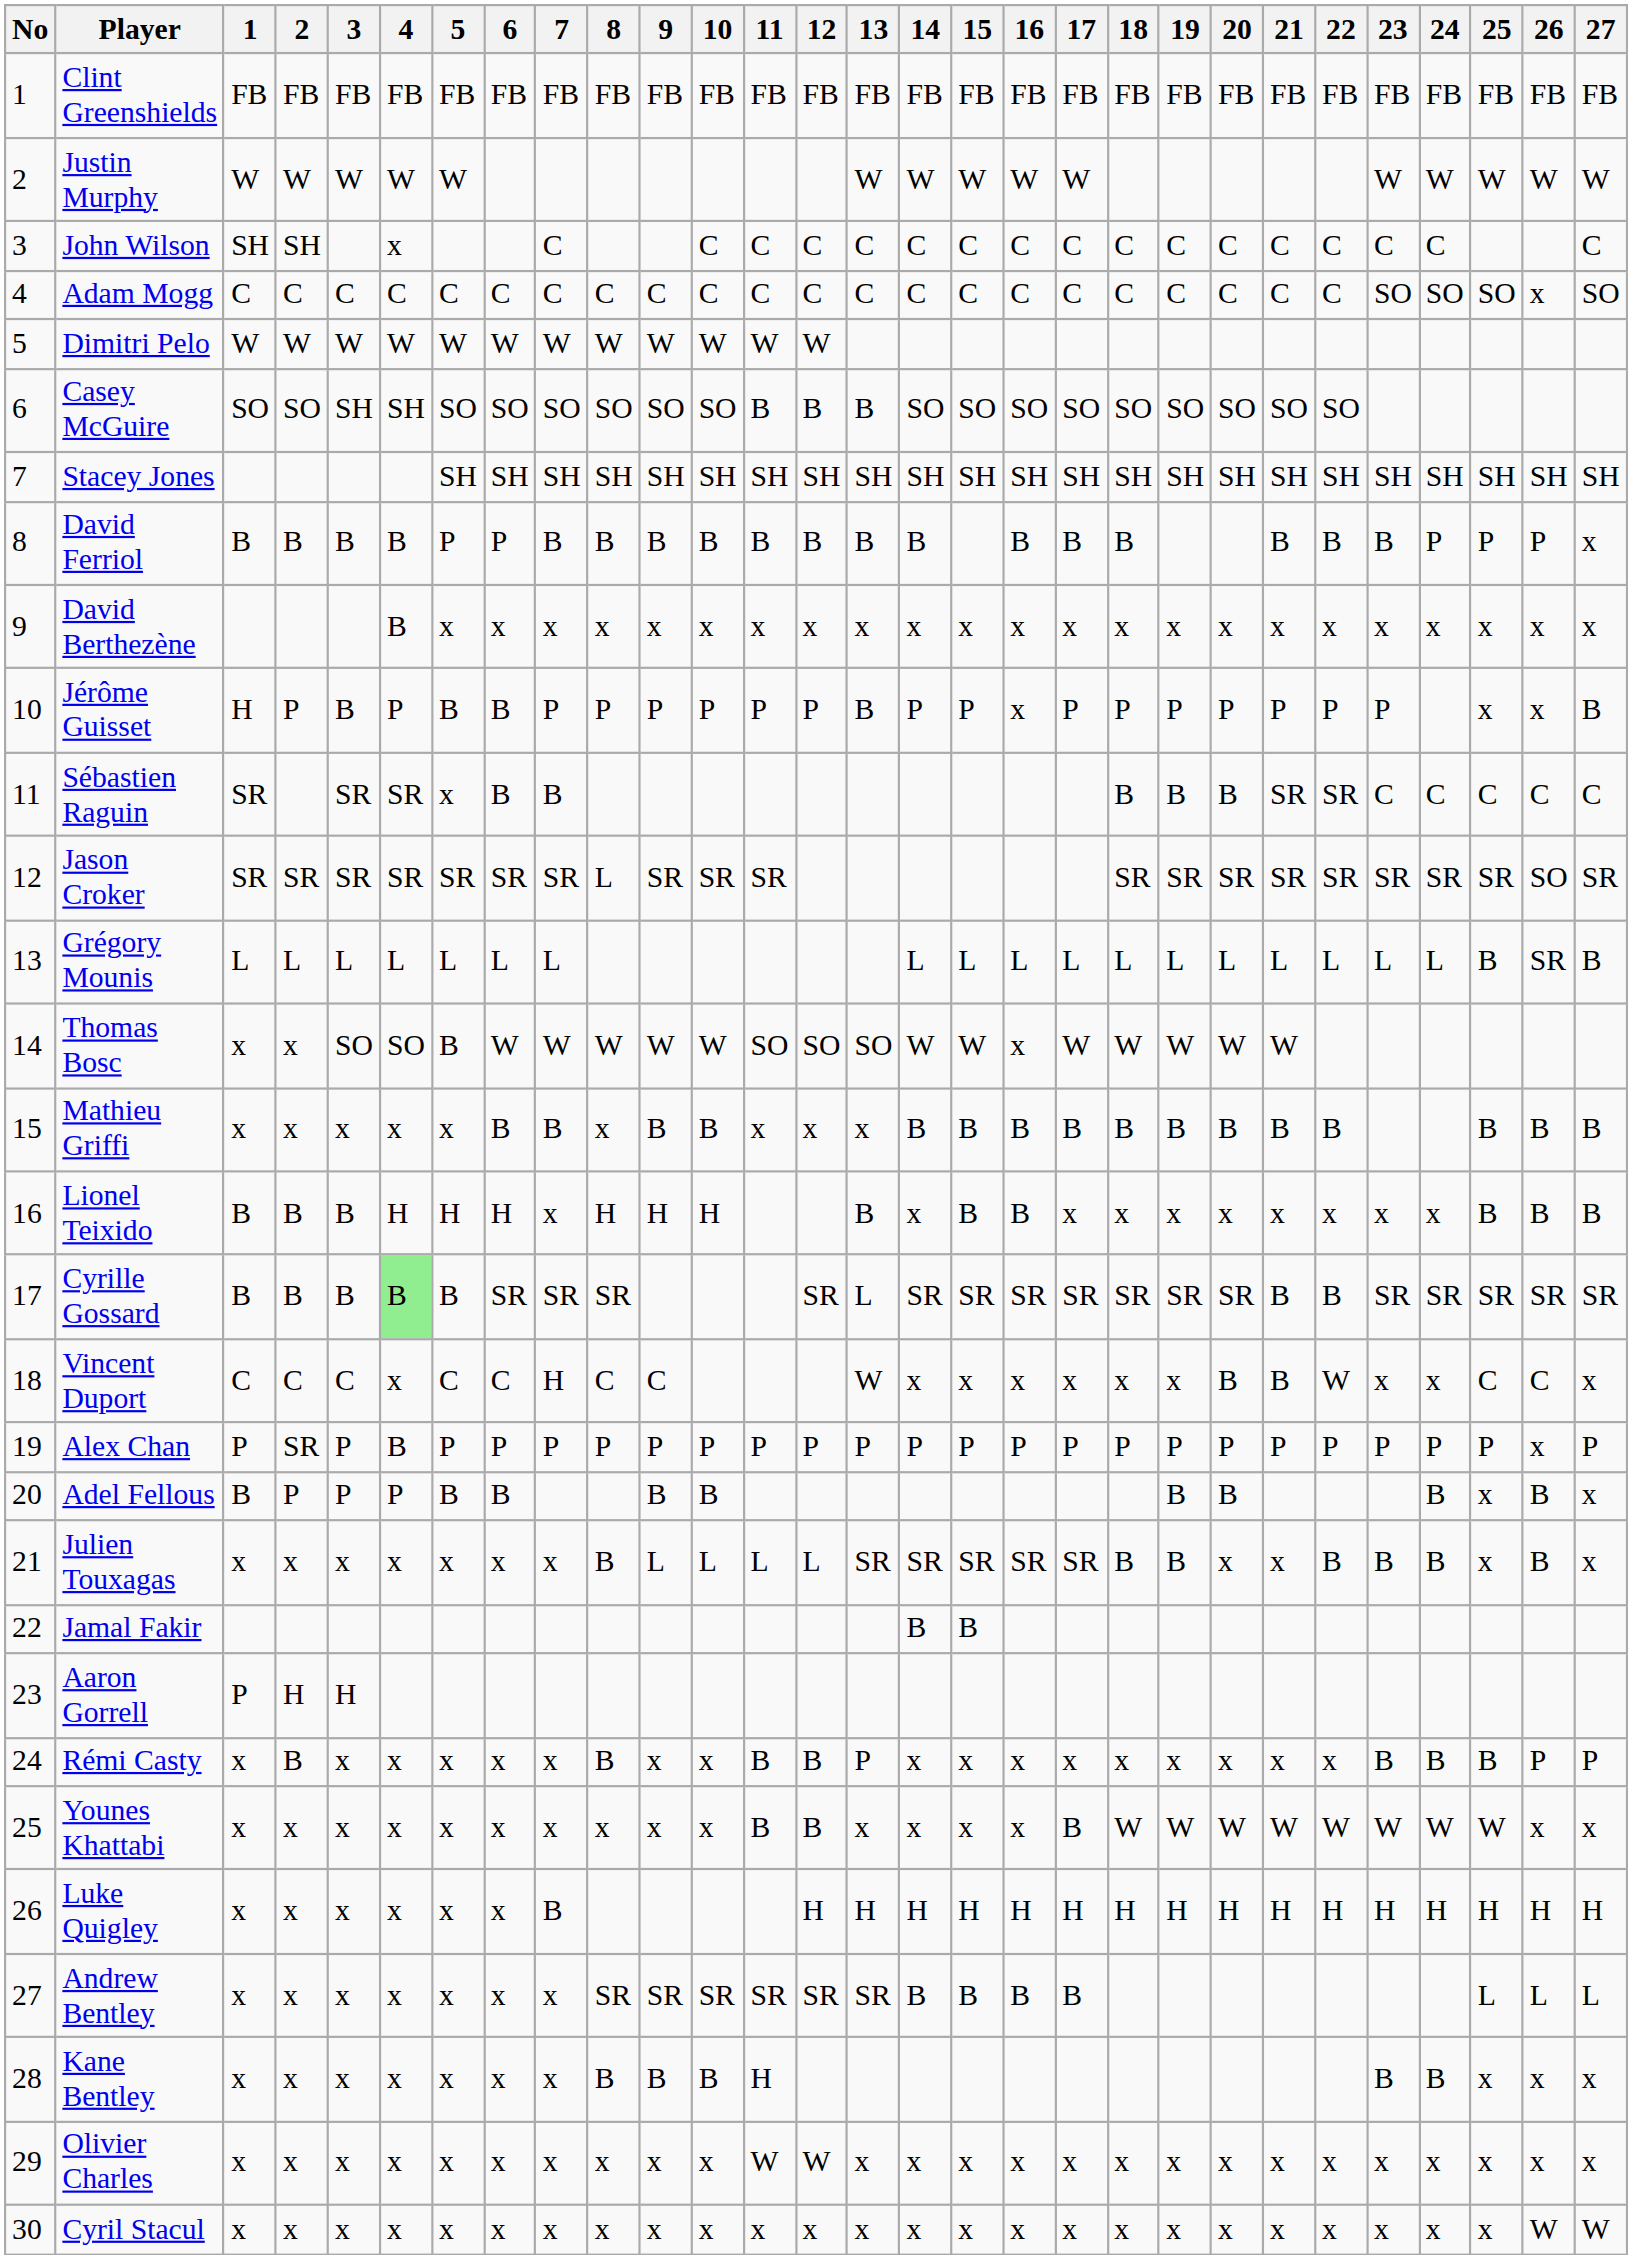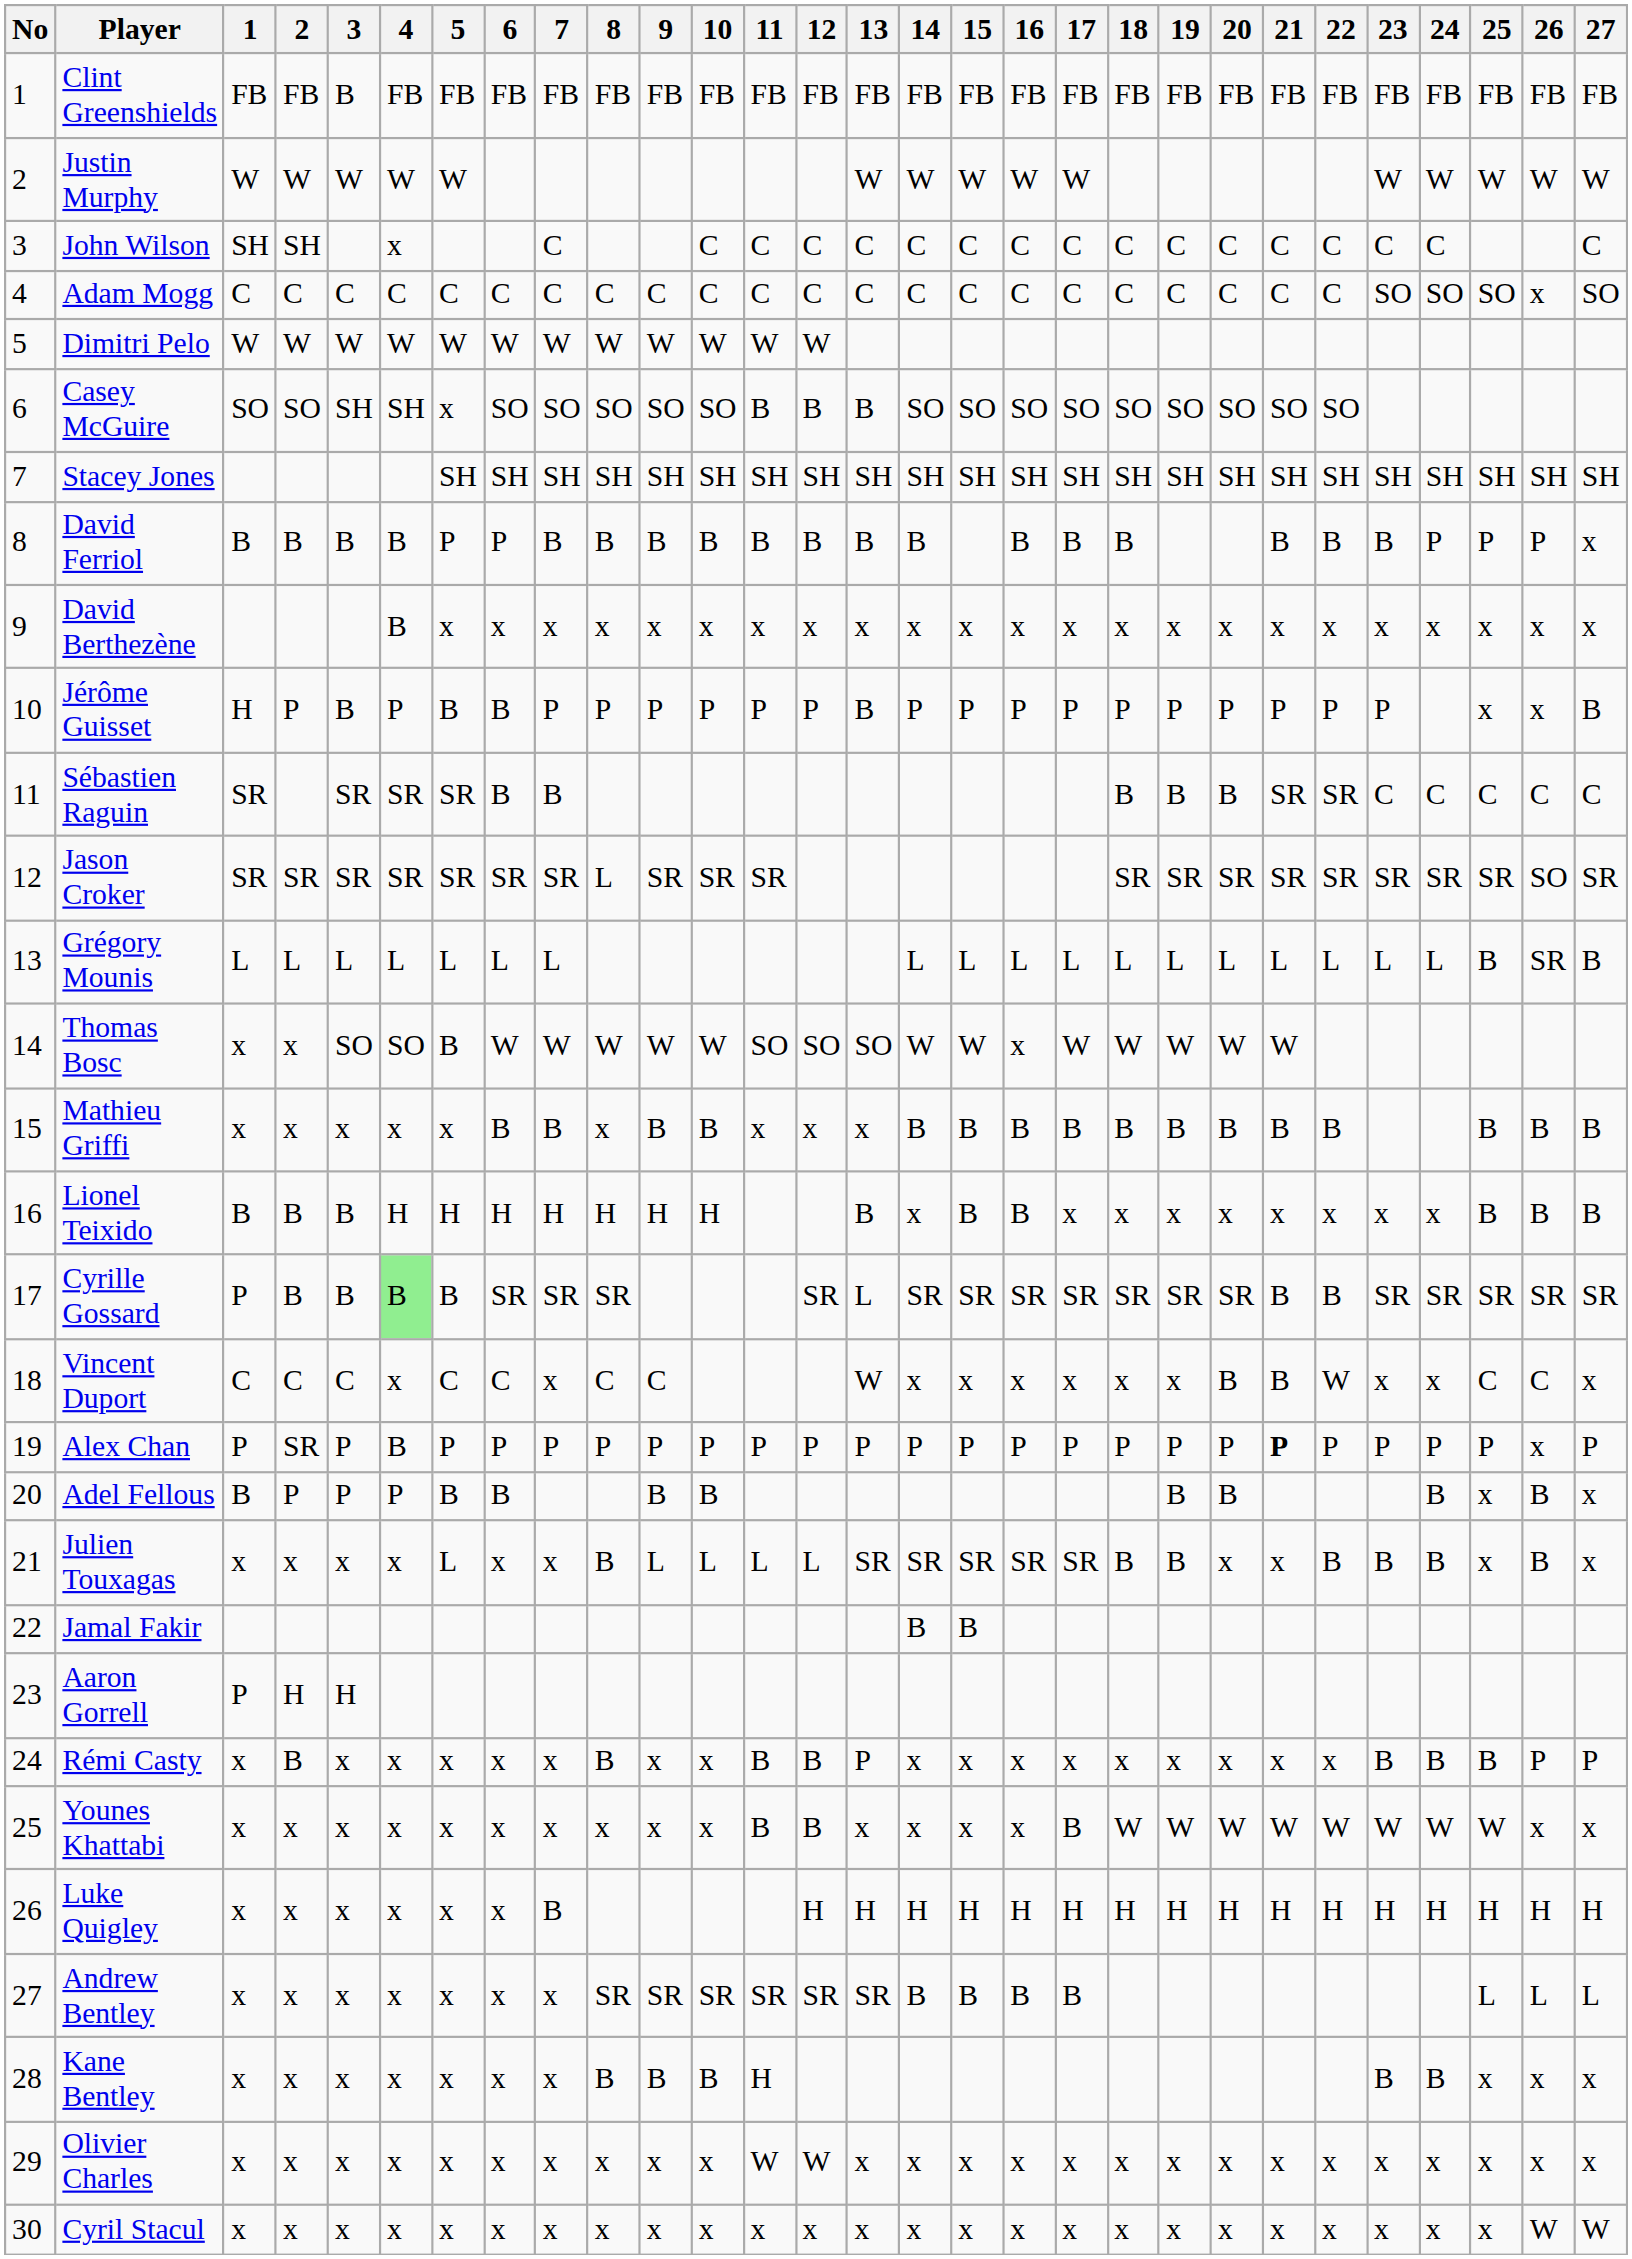(353, 94) FB -> (345, 94) B
(458, 409) SO -> (446, 409) x
(1018, 709) x -> (1019, 709) P
(446, 793) x -> (457, 793) SR
(550, 1212) x -> (554, 1212) H
(241, 1296) B -> (239, 1296) P
(554, 1379) H -> (550, 1379) x
(1278, 1446) normal -> (1279, 1446) bold
(446, 1561) x -> (448, 1561) L
